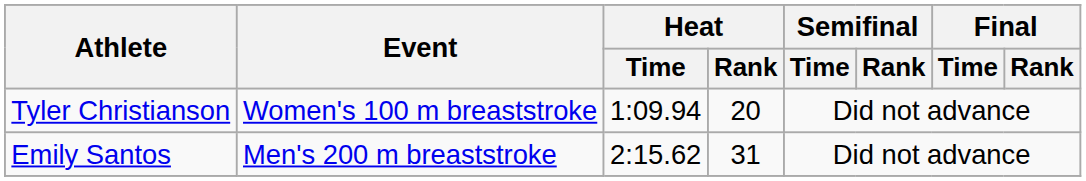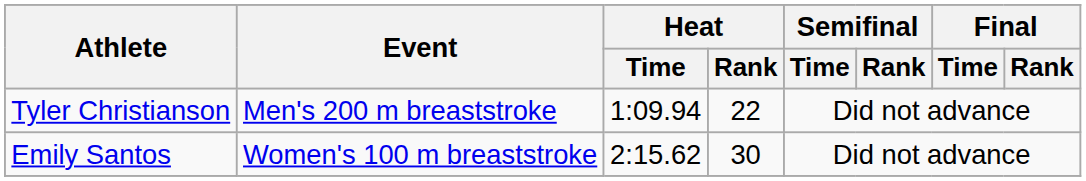(420, 111) Women's 100 m breaststroke -> (400, 111) Men's 200 m breaststroke
(746, 111) 20 -> (746, 111) 22
(400, 154) Men's 200 m breaststroke -> (420, 154) Women's 100 m breaststroke
(746, 154) 31 -> (746, 154) 30
